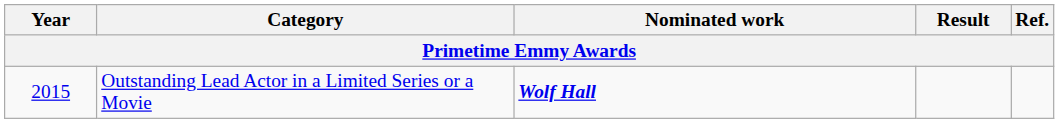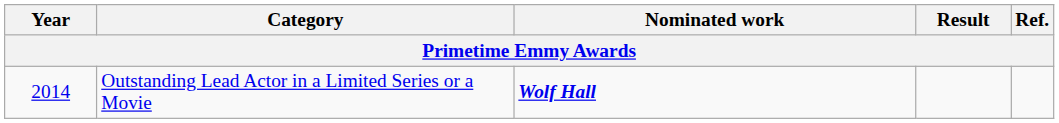(51, 92) 2015 -> (51, 92) 2014
